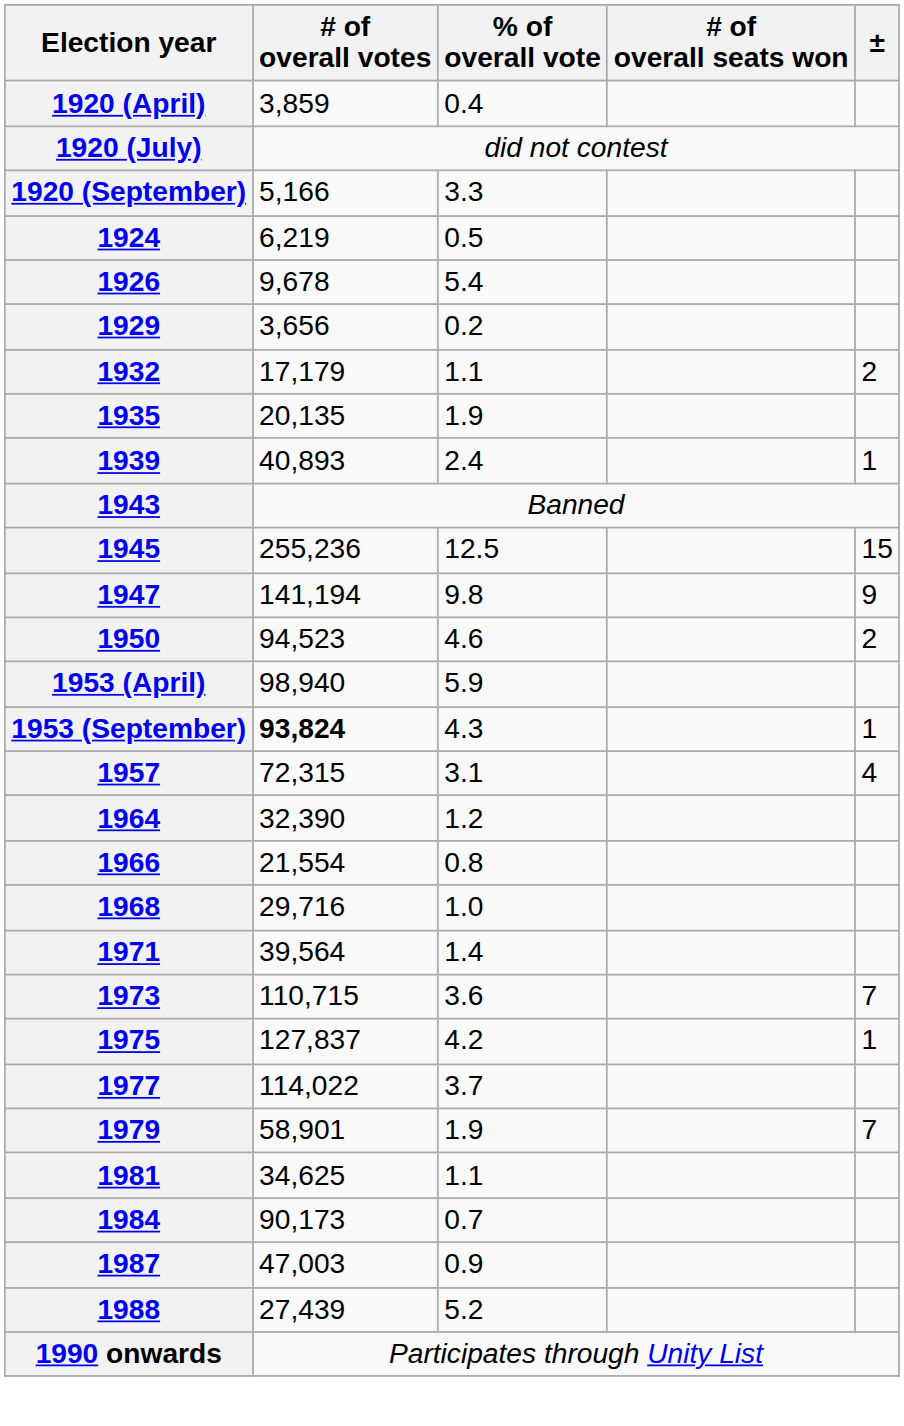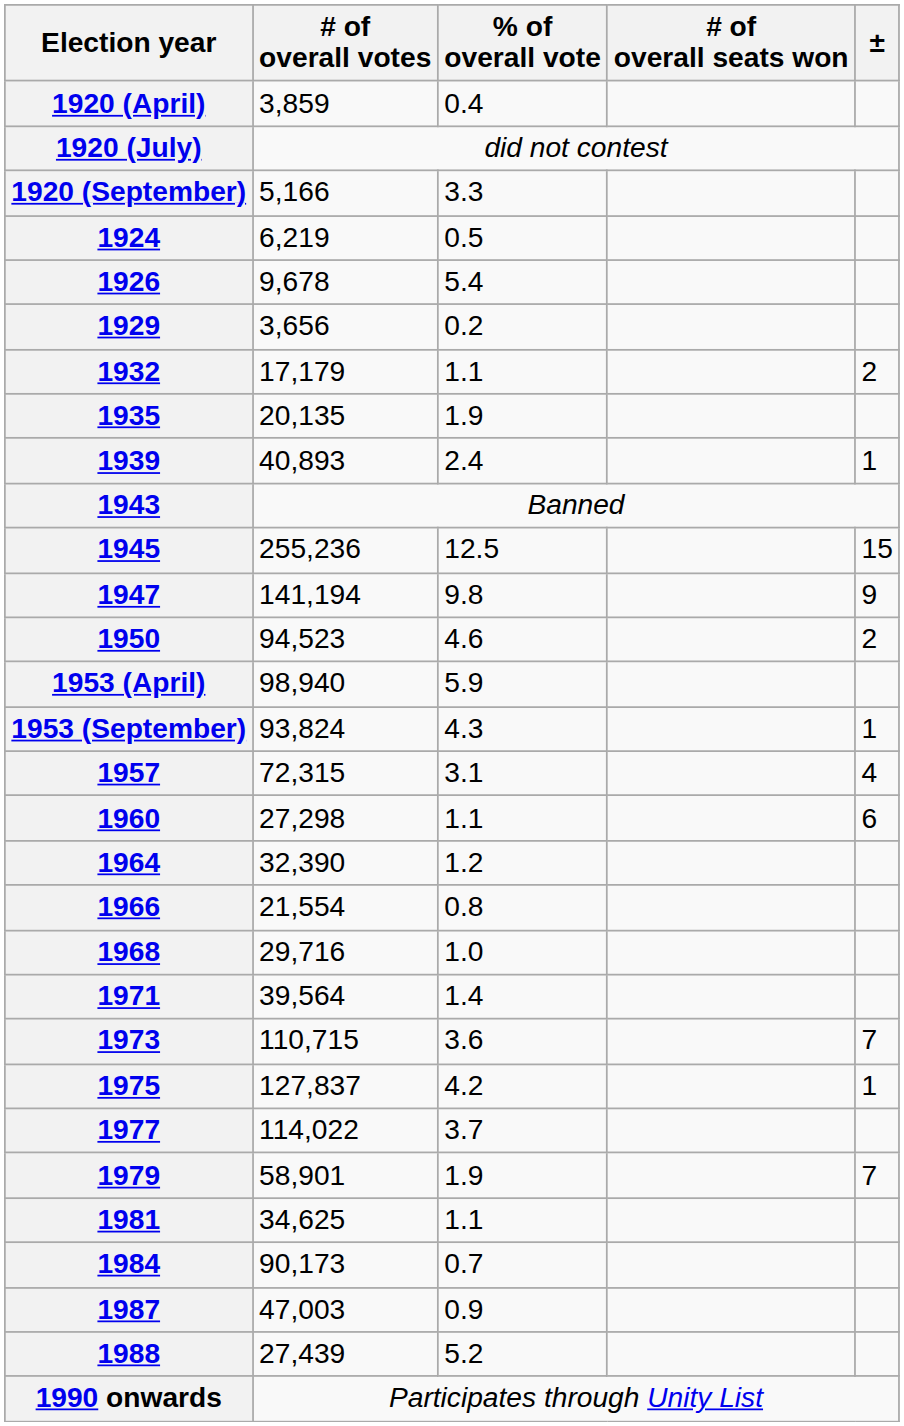(302, 728) bold -> (302, 728) normal
+ row: (129, 817)
